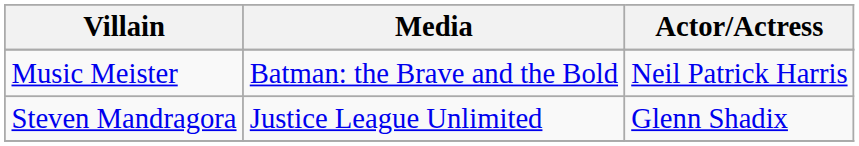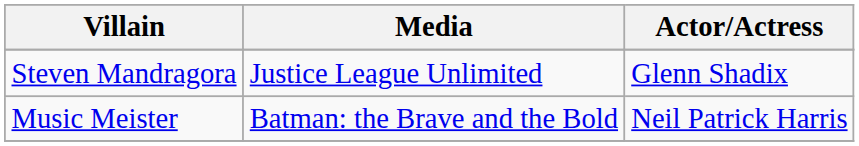rows swapped: (95, 72) <-> (124, 118)
